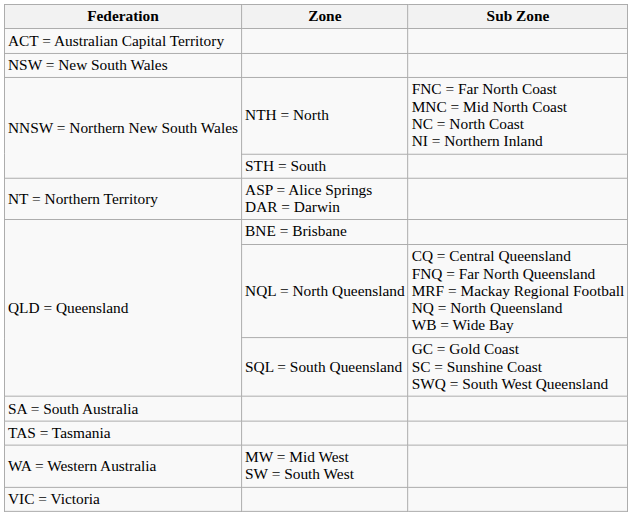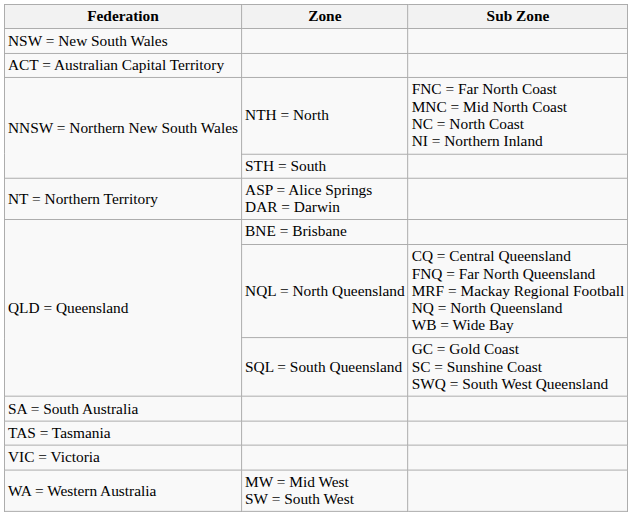rows swapped: (116, 41) <-> (88, 65)
rows swapped: (54, 499) <-> (82, 466)
